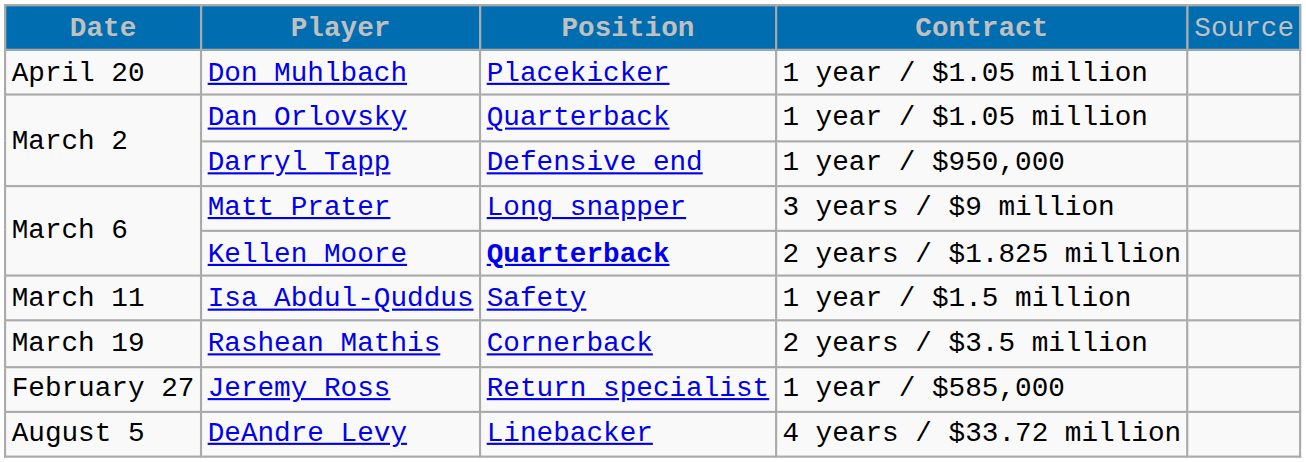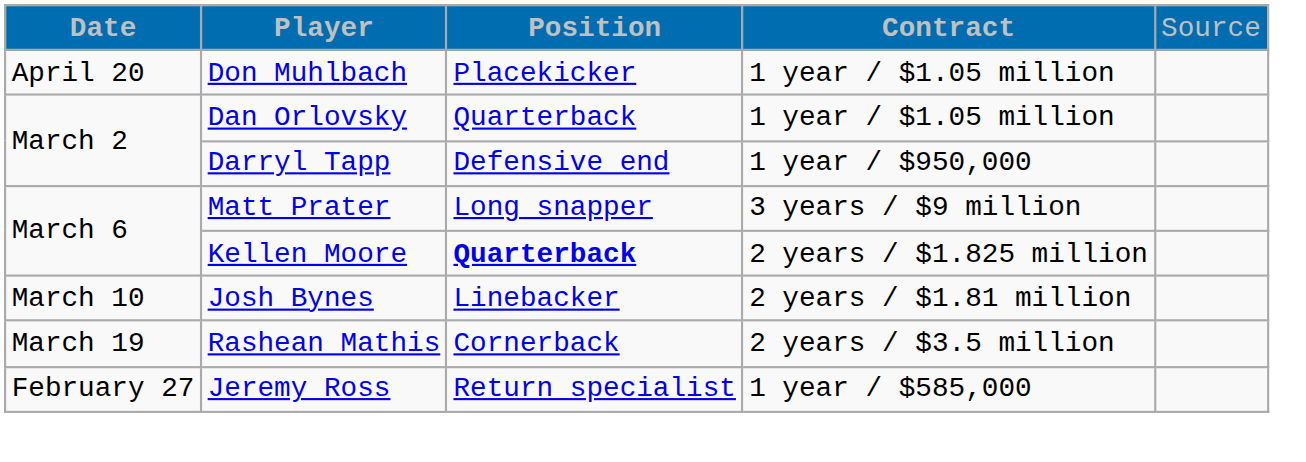+ row: (291, 298)
- row: (341, 298)
- row: (307, 434)
